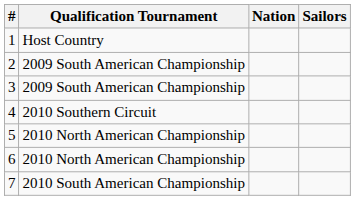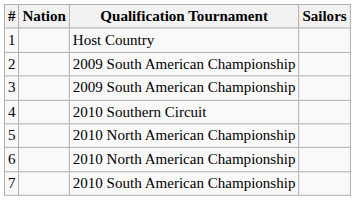columns swapped: (274, 16) <-> (134, 16)
